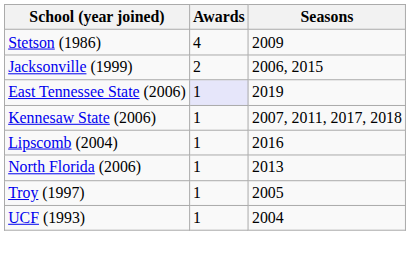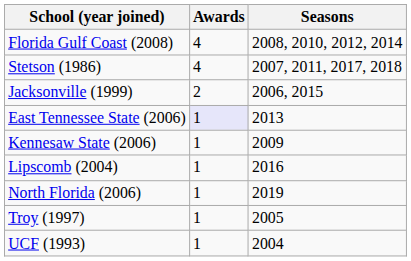+ row: (91, 42)
(268, 42) 2009 -> (327, 67) 2007, 2011, 2017, 2018
(268, 92) 2019 -> (268, 117) 2013
(327, 117) 2007, 2011, 2017, 2018 -> (268, 142) 2009
(268, 167) 2013 -> (268, 192) 2019
